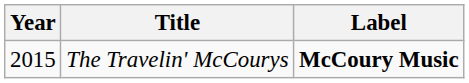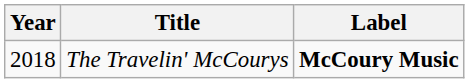(33, 58) 2015 -> (33, 58) 2018
